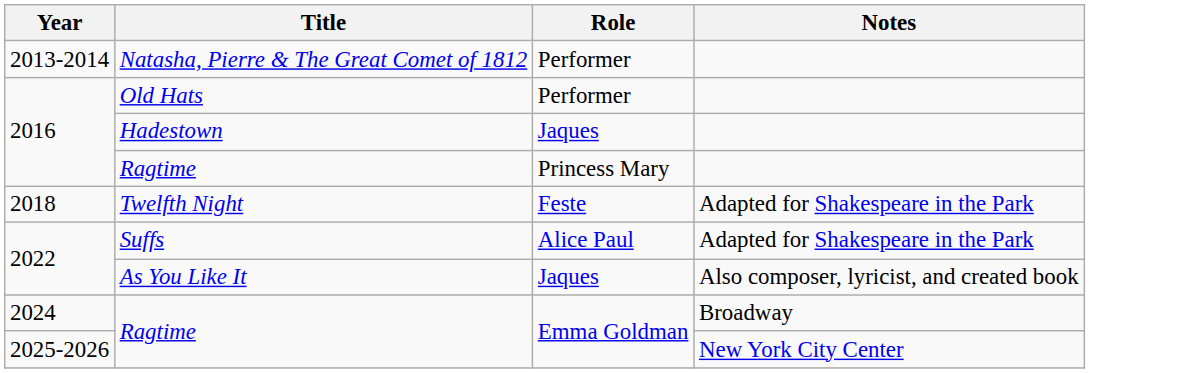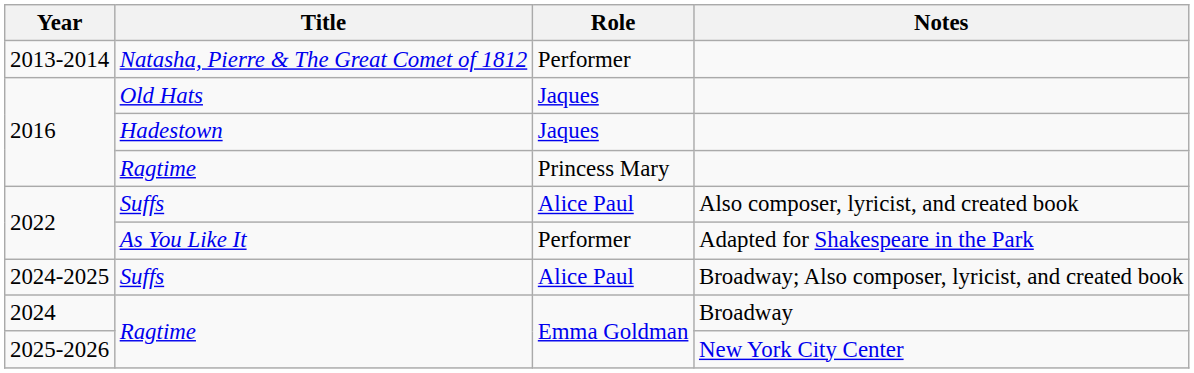(584, 95) Performer -> (568, 95) Jaques
- row: (33, 204)
(866, 240) Adapted for Shakespeare in the Park -> (889, 204) Also composer, lyricist, and created book
(568, 276) Jaques -> (584, 240) Performer
(889, 276) Also composer, lyricist, and created book -> (866, 240) Adapted for Shakespeare in the Park
+ row: (60, 276)
